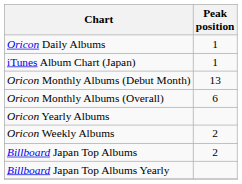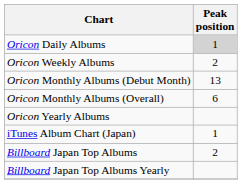(215, 44) no background -> (215, 44) lightgrey background
rows swapped: (61, 134) <-> (71, 62)
